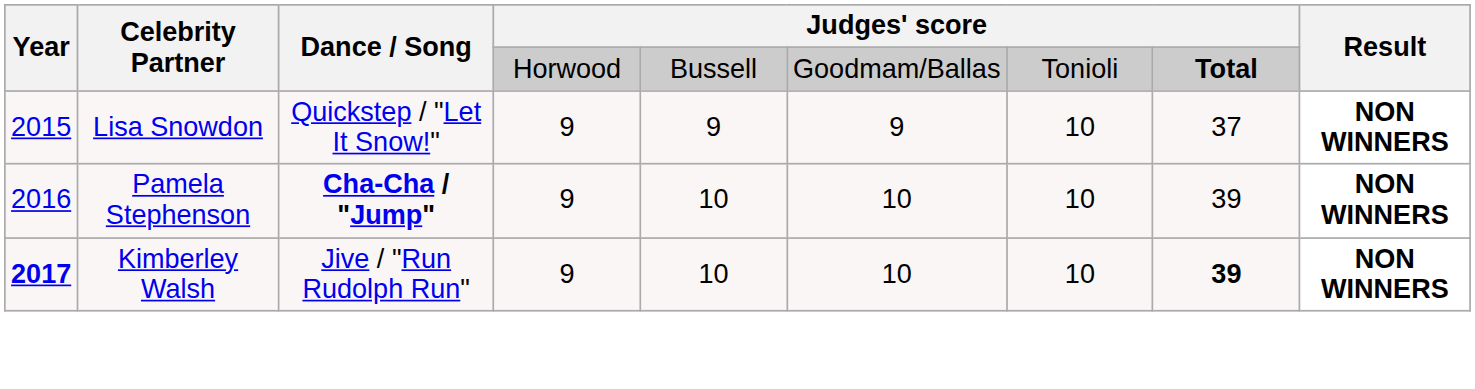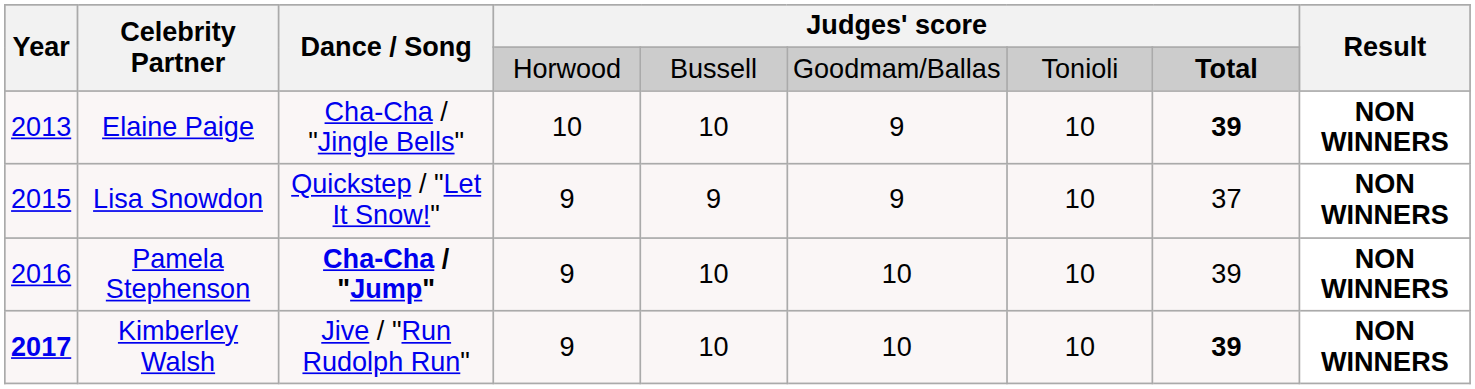+ row: (178, 126)
